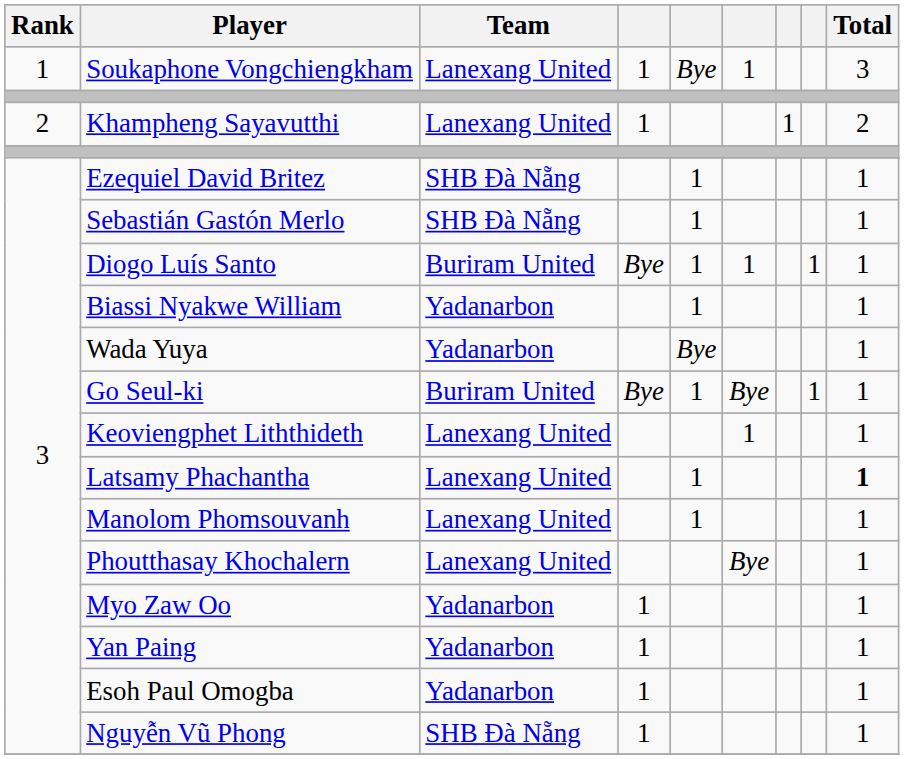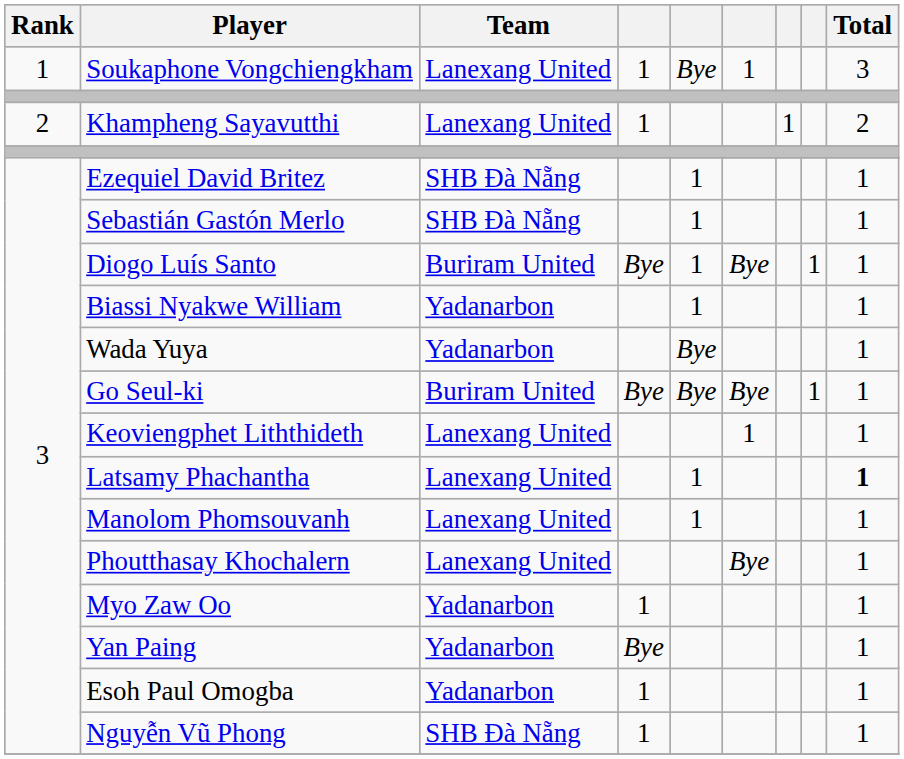(749, 263) 1 -> (749, 263) Bye
(696, 391) 1 -> (696, 391) Bye
(644, 647) 1 -> (644, 647) Bye
